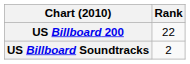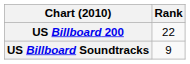(169, 50) 2 -> (169, 50) 9
